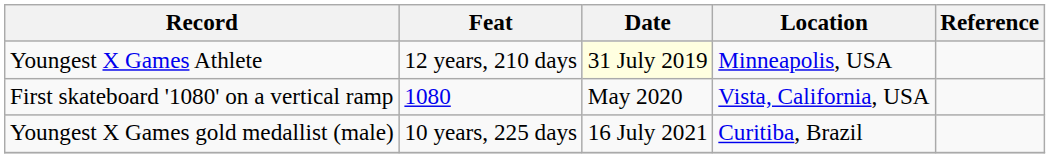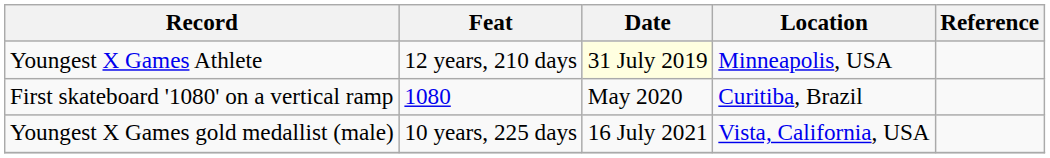(824, 96) Vista, California, USA -> (790, 96) Curitiba, Brazil
(790, 133) Curitiba, Brazil -> (824, 133) Vista, California, USA
